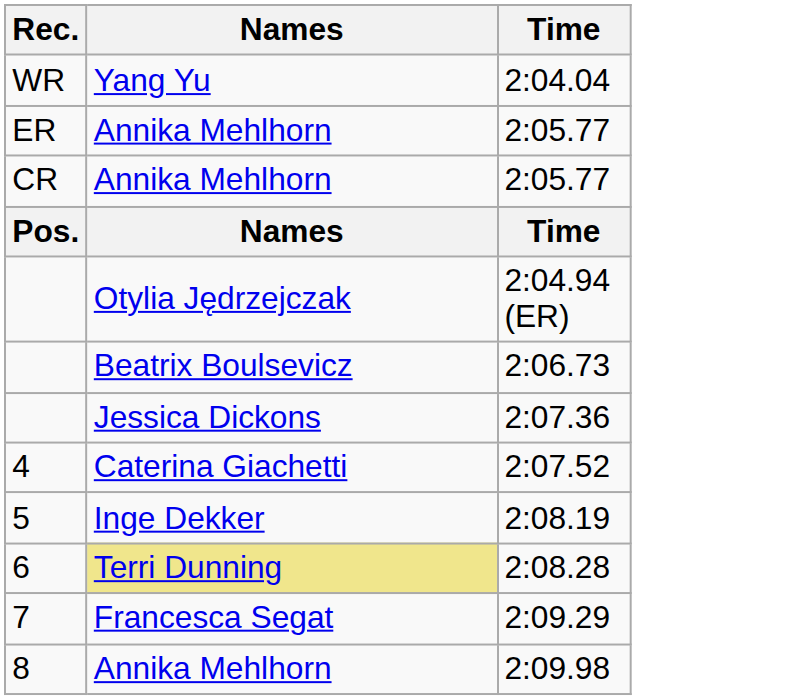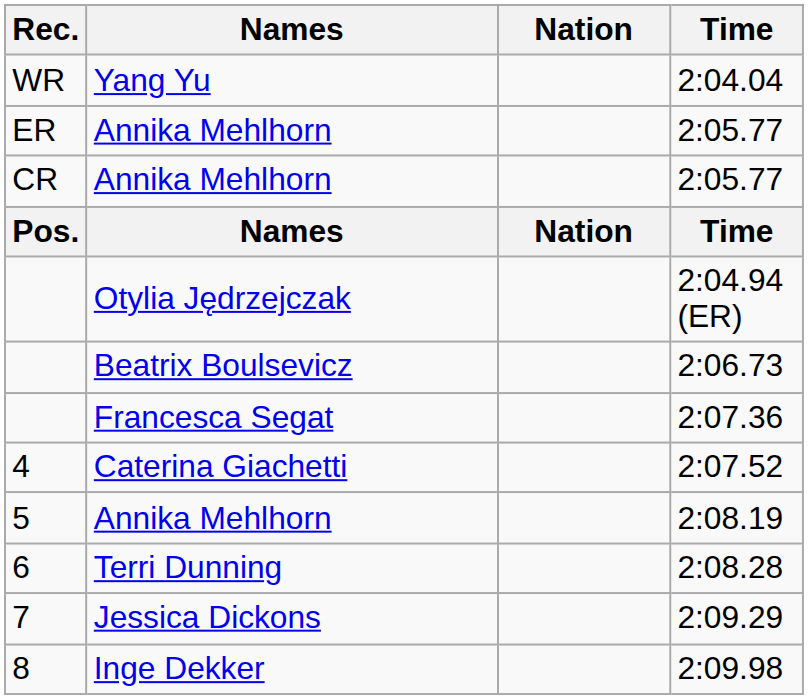+ column: (584, 29)
(207, 416) Jessica Dickons -> (214, 416) Francesca Segat
(179, 517) Inge Dekker -> (213, 517) Annika Mehlhorn
(188, 567) khaki background -> (188, 567) no background
(214, 617) Francesca Segat -> (207, 617) Jessica Dickons
(213, 668) Annika Mehlhorn -> (179, 668) Inge Dekker
